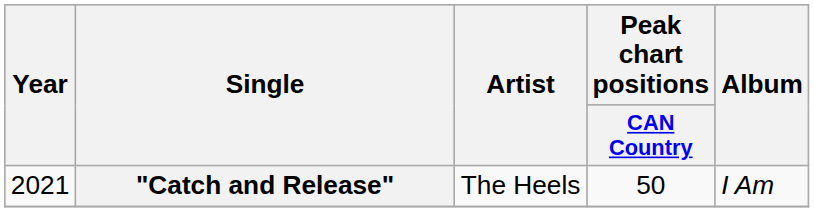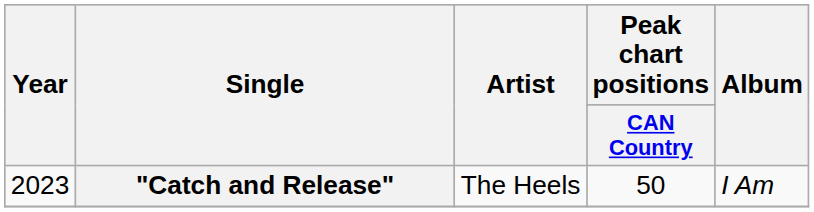(40, 185) 2021 -> (40, 185) 2023
